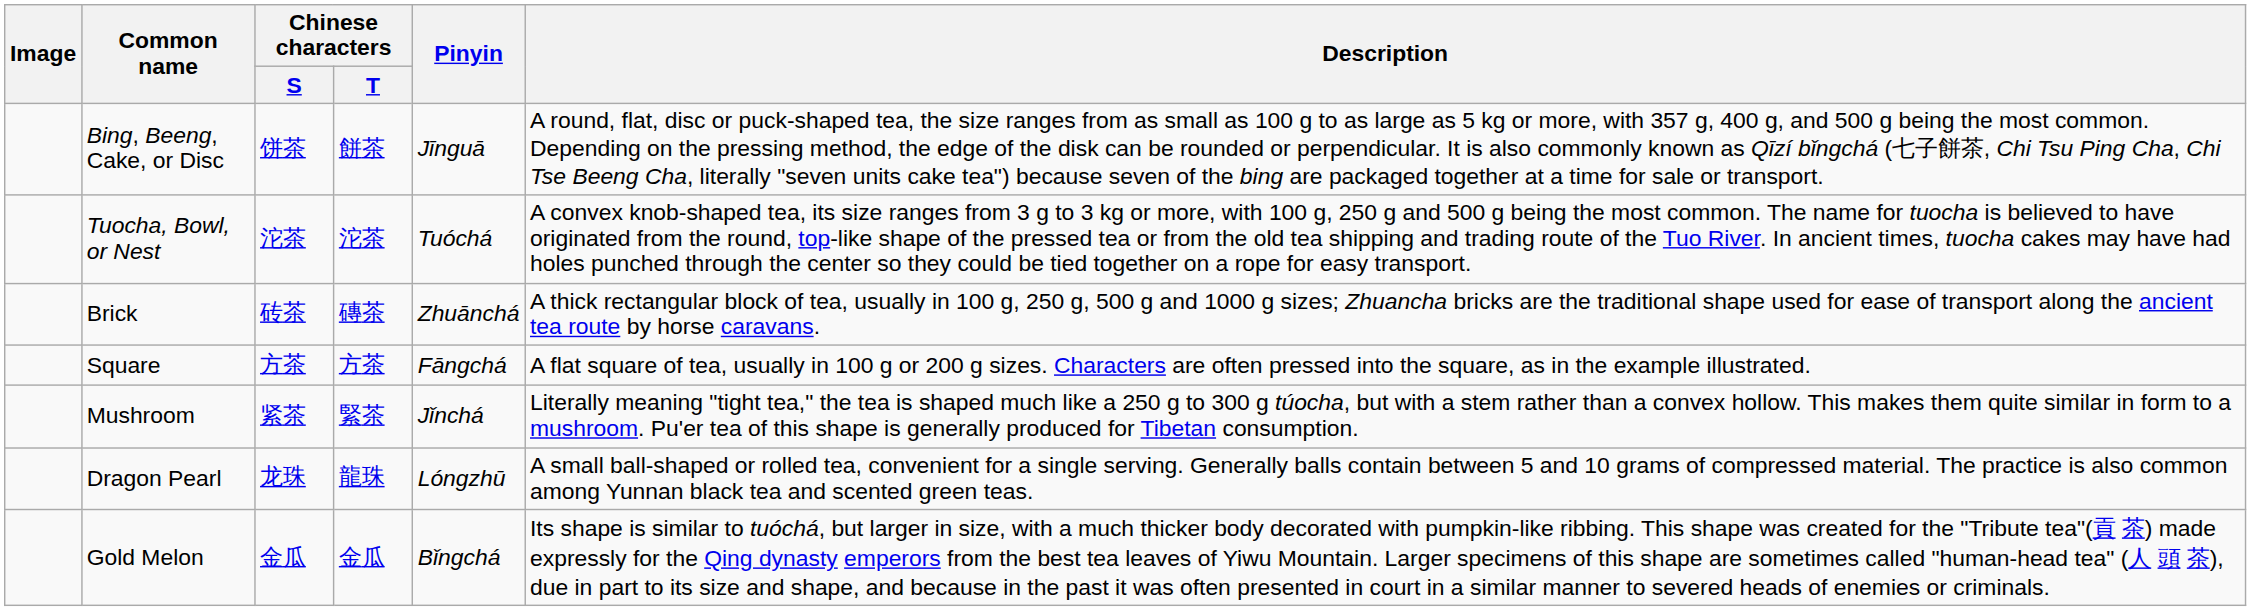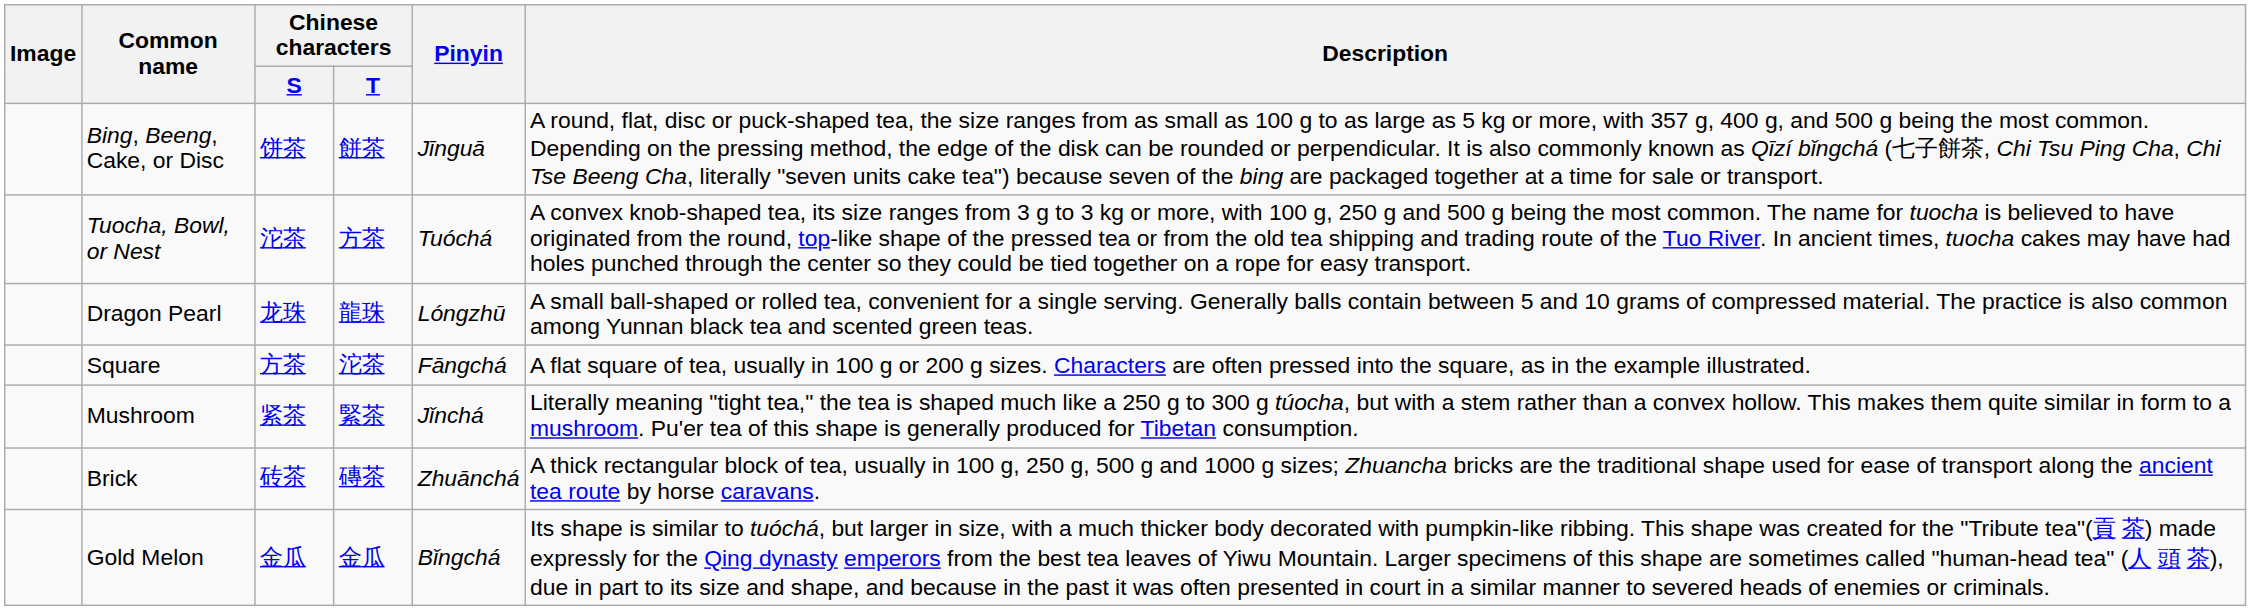(362, 238) 沱茶 -> (362, 238) 方茶
rows swapped: (112, 313) <-> (154, 478)
(362, 364) 方茶 -> (362, 364) 沱茶
